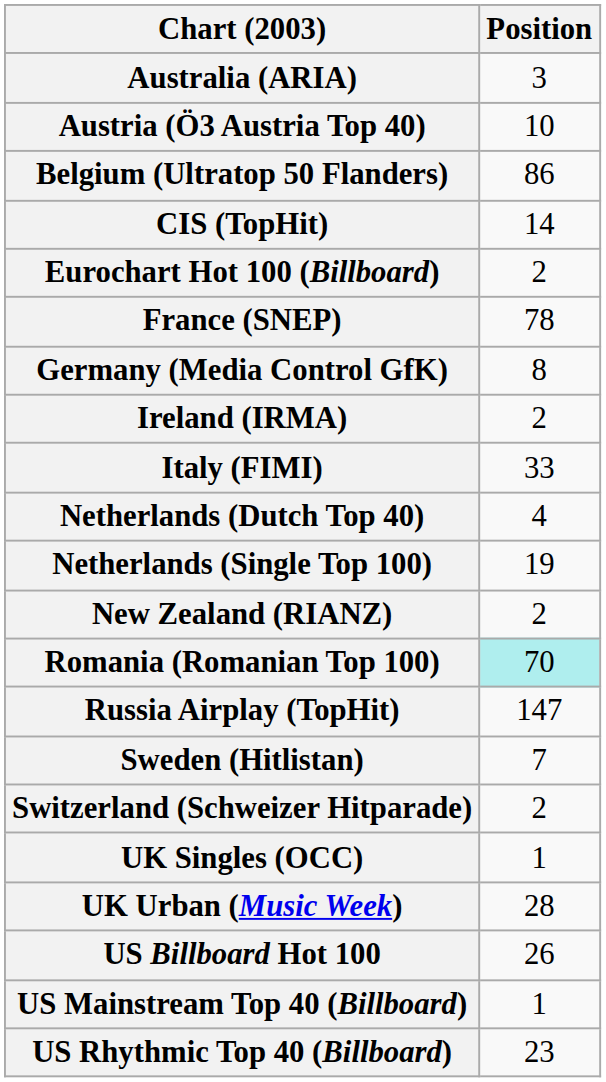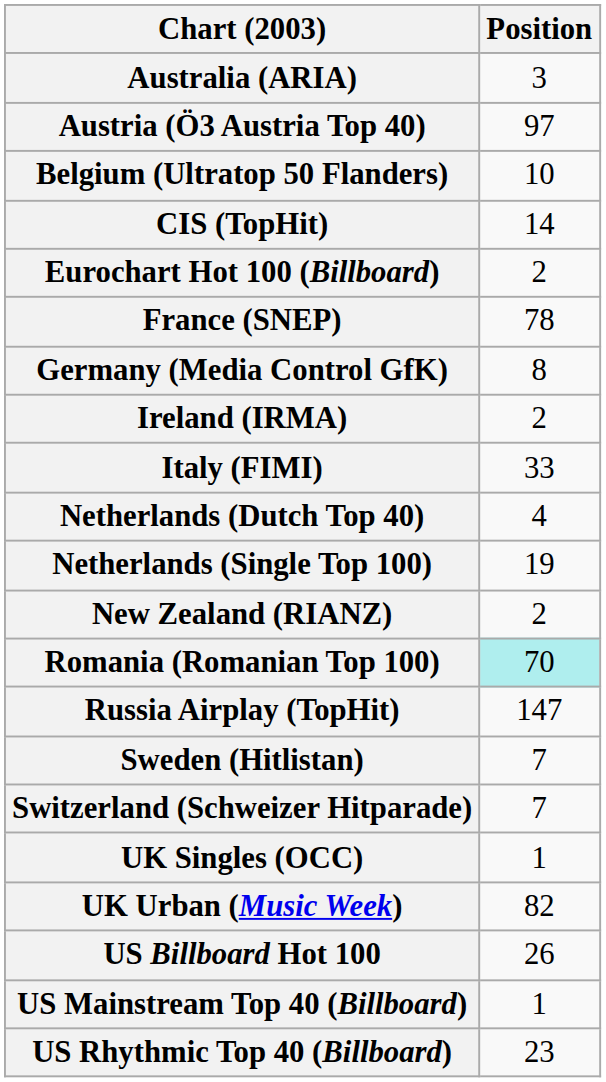(539, 126) 10 -> (539, 126) 97
(539, 175) 86 -> (539, 175) 10
(539, 808) 2 -> (539, 808) 7
(539, 905) 28 -> (539, 905) 82
